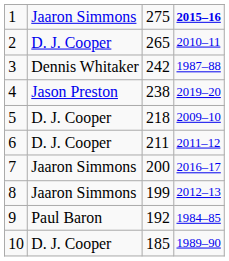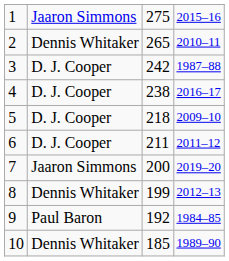(199, 17) bold -> (199, 17) normal
(71, 42) D. J. Cooper -> (85, 42) Dennis Whitaker
(85, 67) Dennis Whitaker -> (71, 67) D. J. Cooper
(75, 92) Jason Preston -> (71, 92) D. J. Cooper
(199, 92) 2019–20 -> (199, 92) 2016–17
(199, 167) 2016–17 -> (199, 167) 2019–20
(84, 192) Jaaron Simmons -> (85, 192) Dennis Whitaker
(71, 243) D. J. Cooper -> (85, 243) Dennis Whitaker
